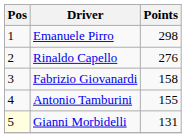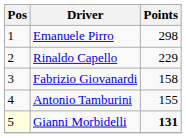(168, 57) 276 -> (168, 57) 229
(168, 121) normal -> (168, 121) bold
